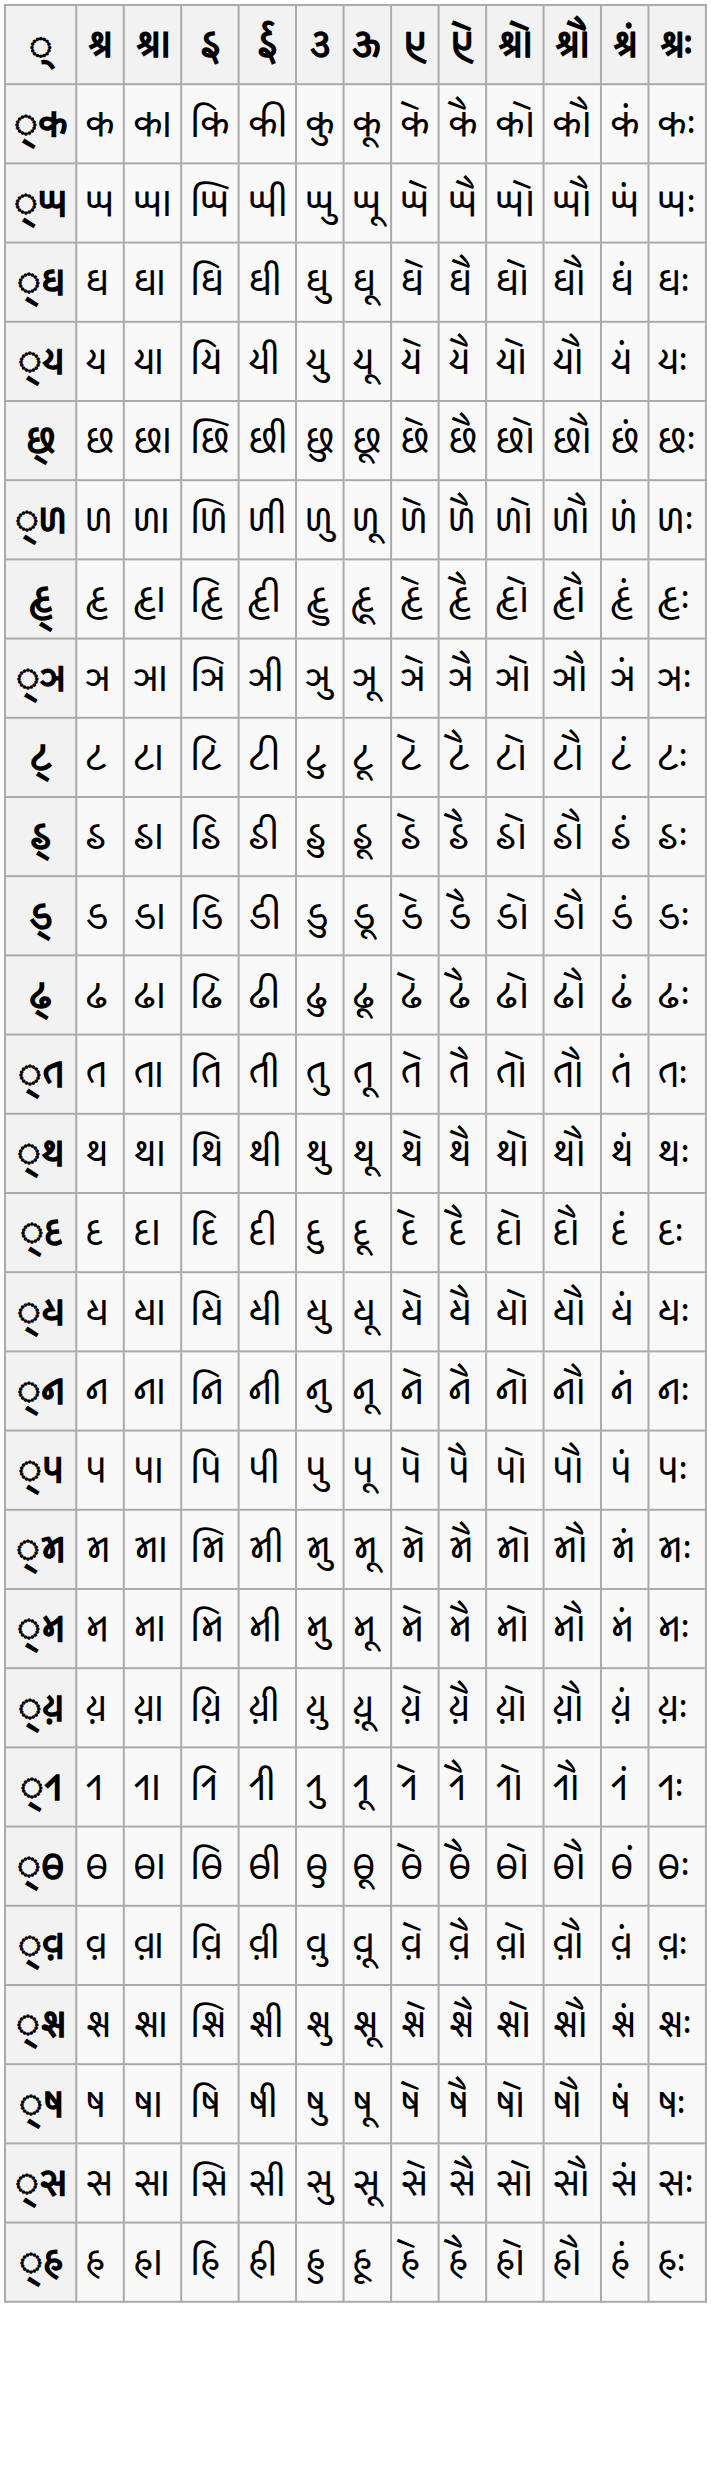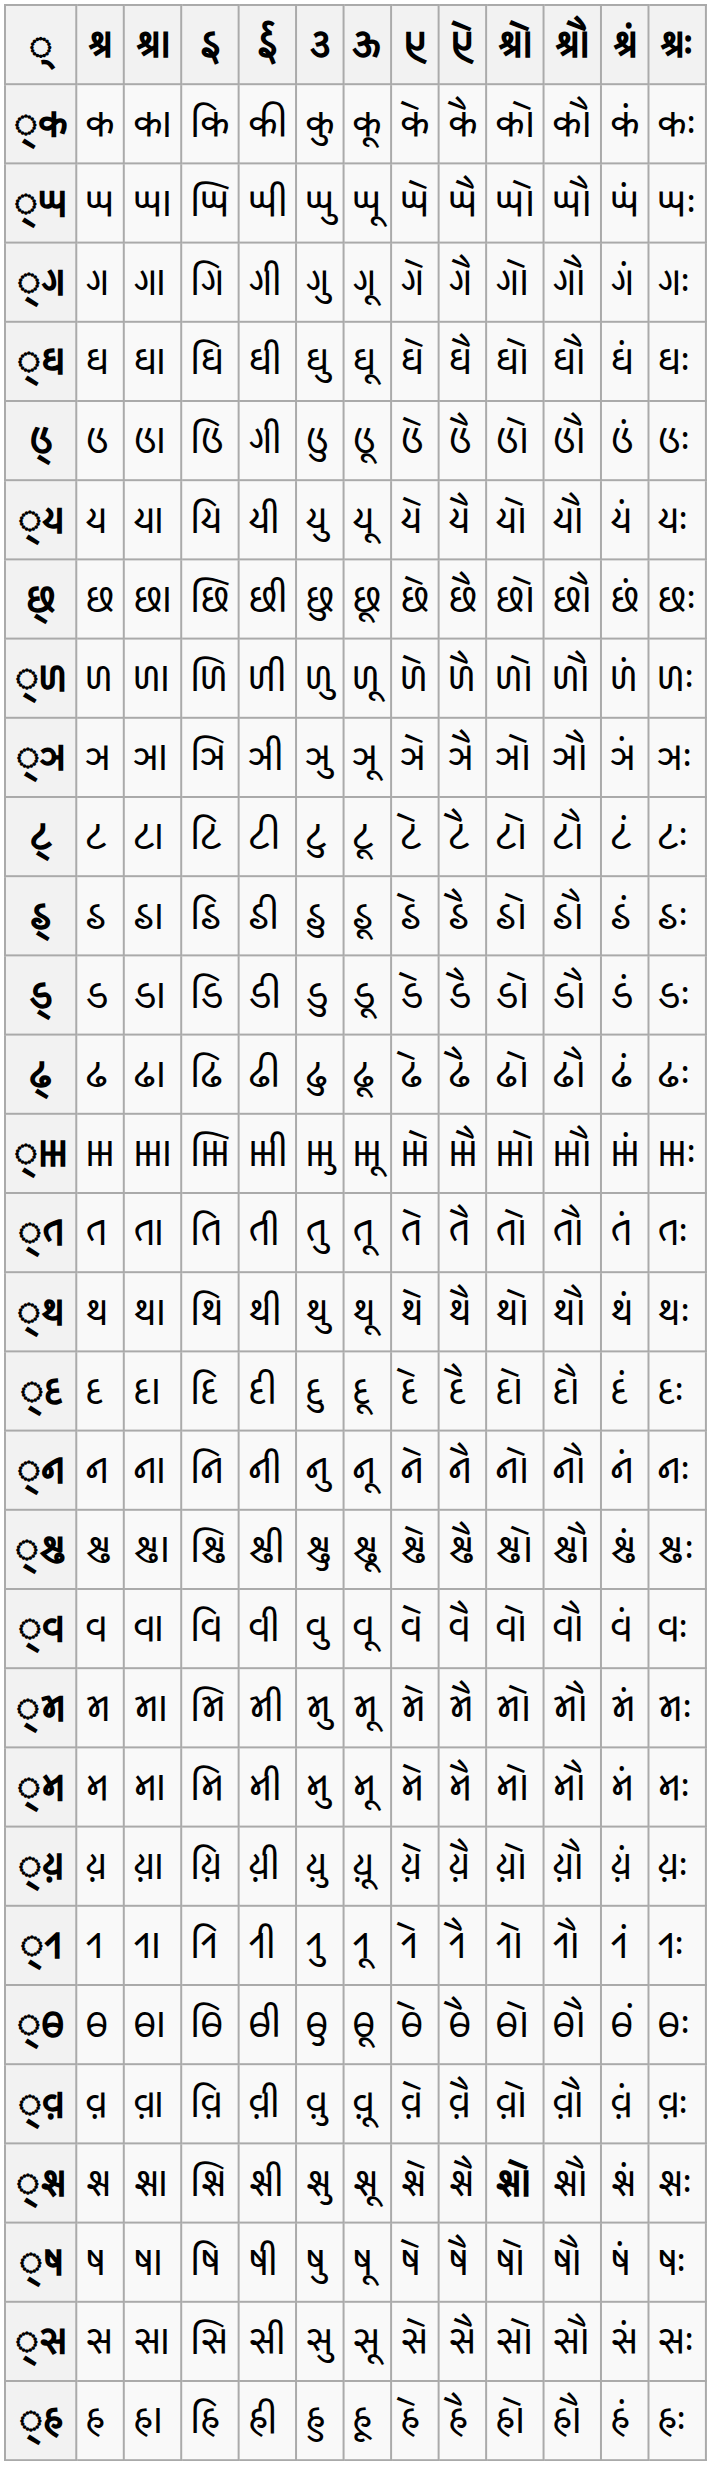+ row: (41, 281)
+ row: (41, 440)
- row: (41, 598)
+ row: (41, 1152)
- row: (41, 1311)
- row: (41, 1469)
+ row: (41, 1548)
+ row: (41, 1628)
(513, 2024) normal -> (513, 2182) bold
